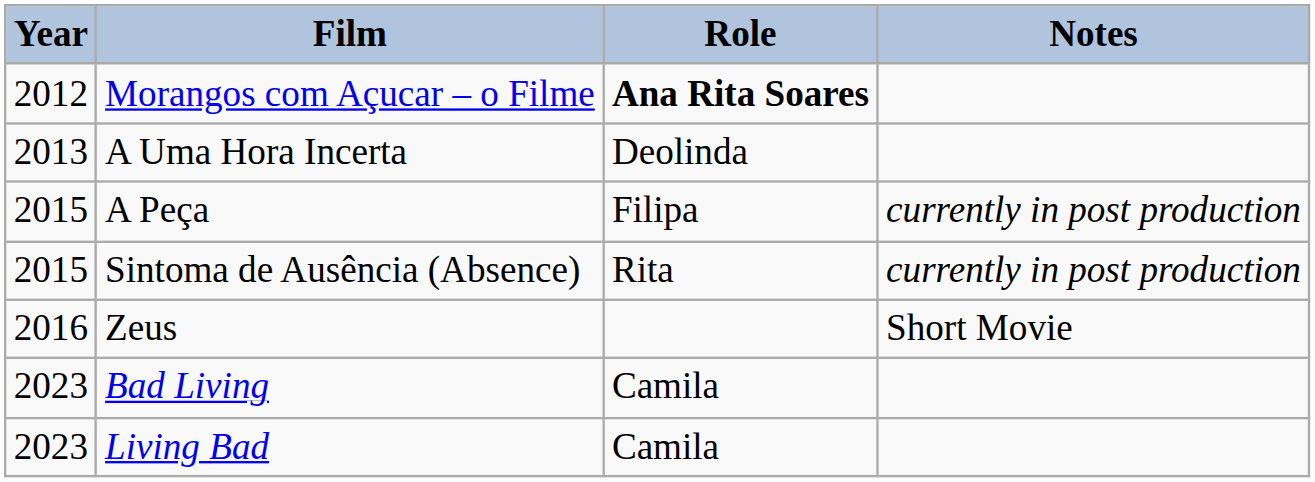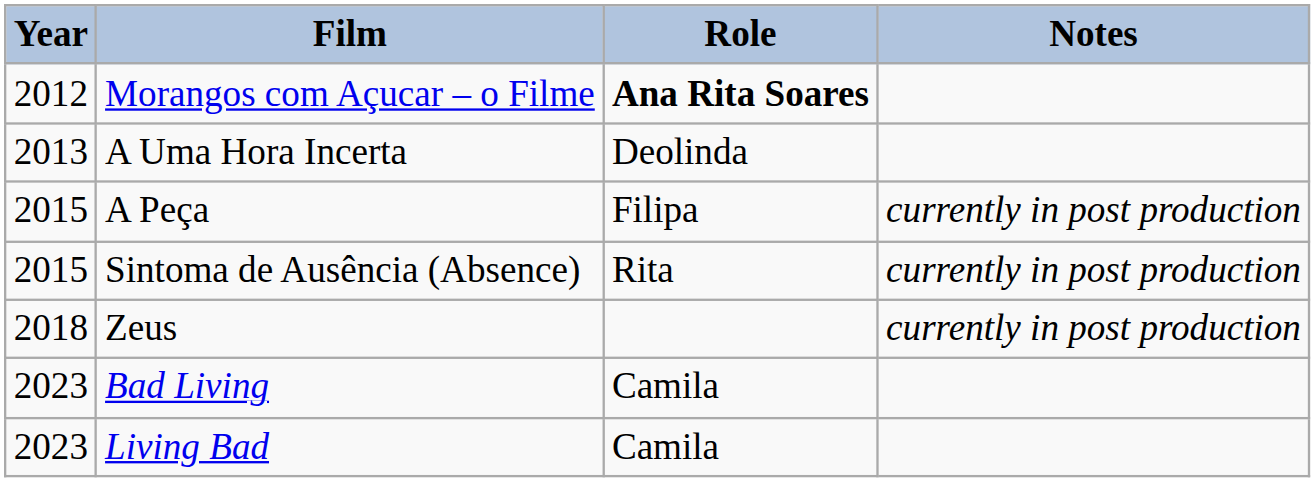(51, 328) 2016 -> (51, 328) 2018
(979, 328) Short Movie -> (1094, 328) currently in post production
